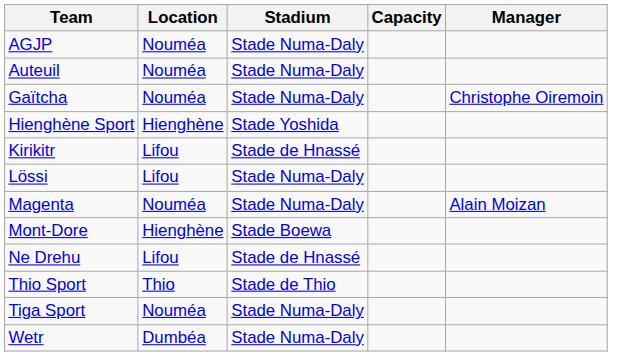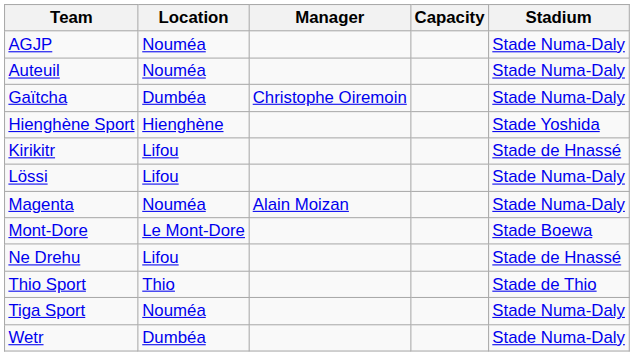columns swapped: (298, 17) <-> (526, 17)
(174, 97) Nouméa -> (174, 97) Dumbéa
(183, 230) Hienghène -> (194, 230) Le Mont-Dore
